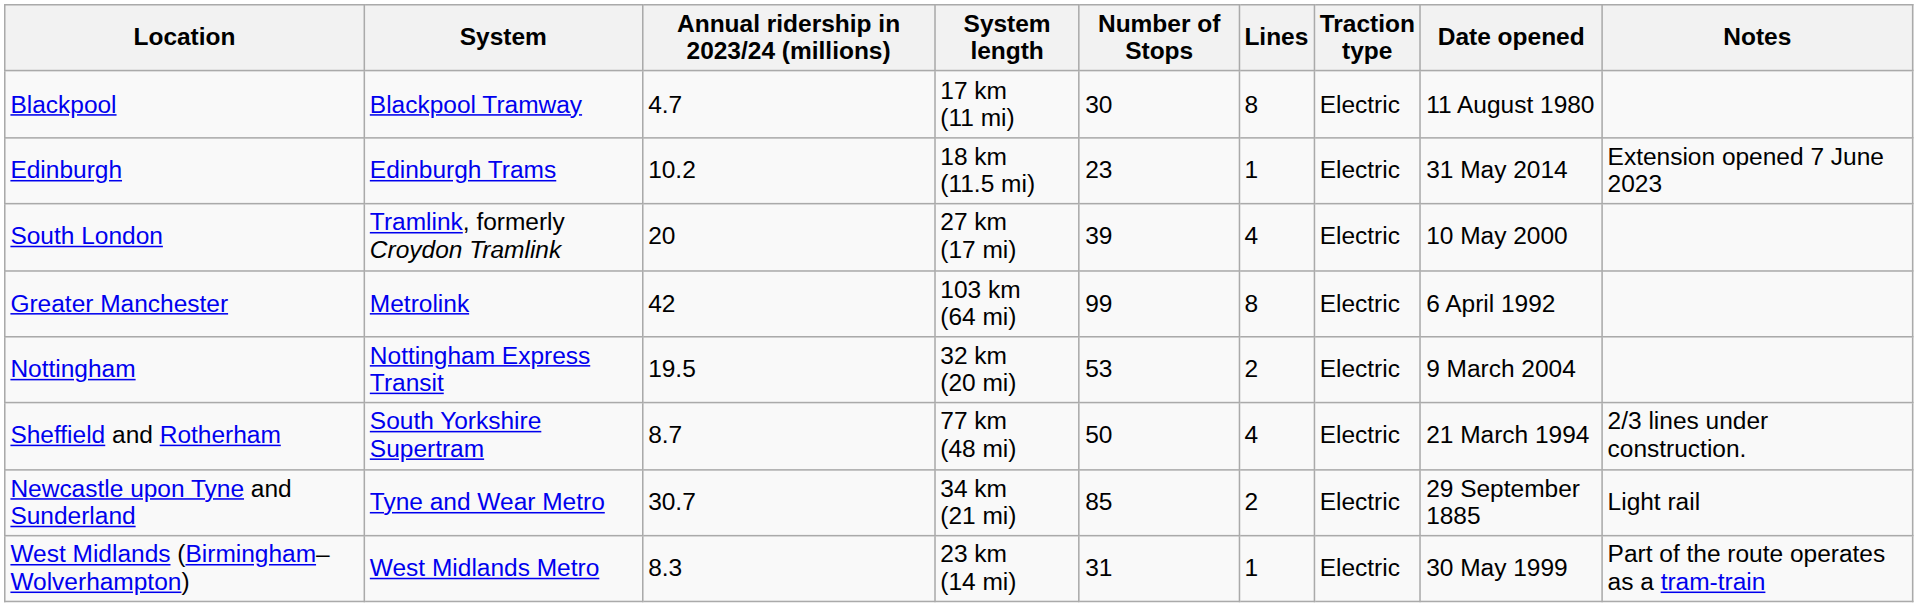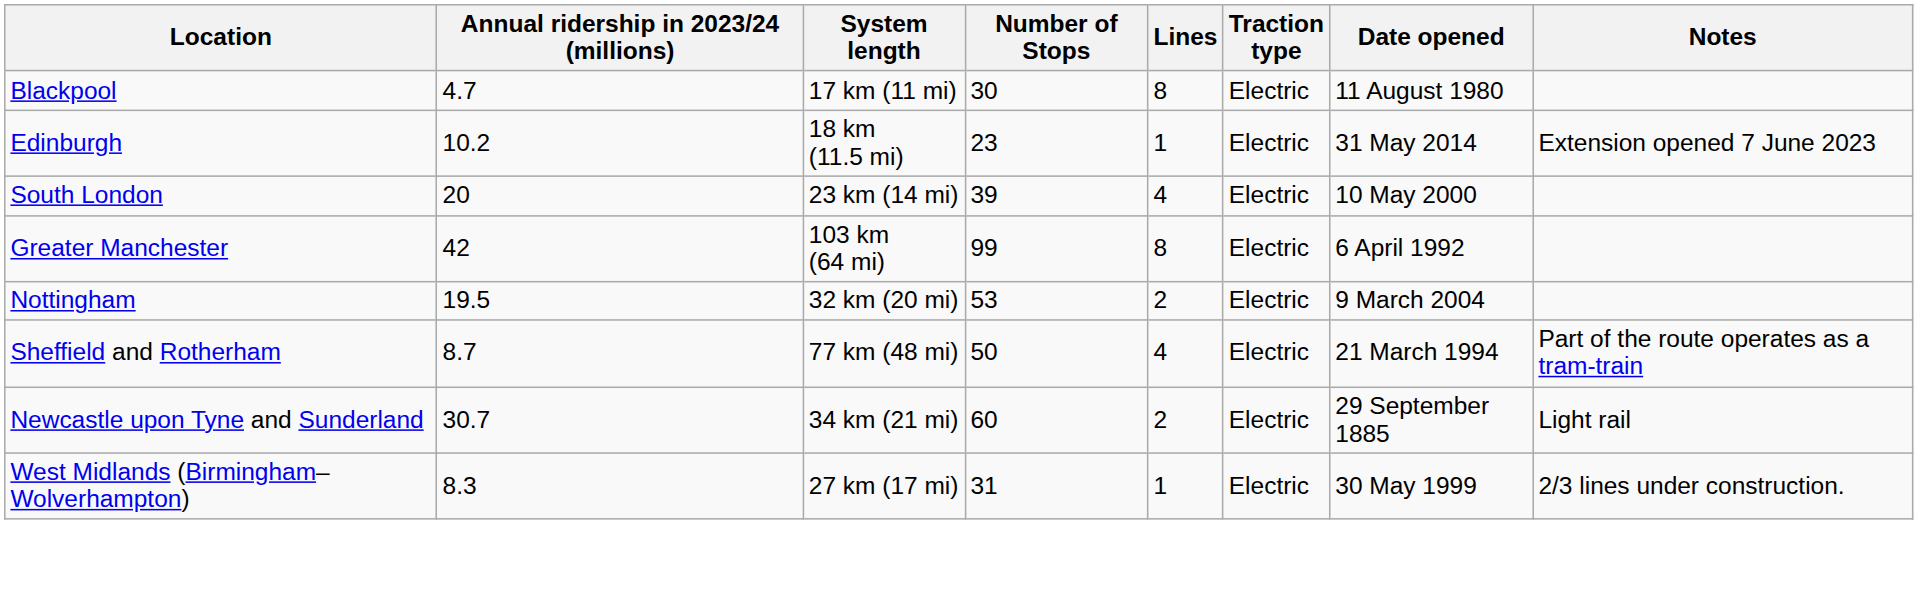- column: (503, 37)
(978, 236) 27 km (17 mi) -> (884, 195) 23 km (14 mi)
(1688, 435) 2/3 lines under construction. -> (1704, 353) Part of the route operates as a tram-train
(1099, 502) 85 -> (984, 419) 60
(978, 568) 23 km (14 mi) -> (884, 485) 27 km (17 mi)
(1746, 568) Part of the route operates as a tram-train -> (1692, 485) 2/3 lines under construction.
